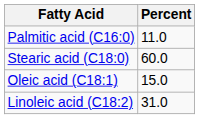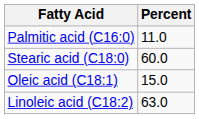(154, 102) 31.0 -> (154, 102) 63.0
